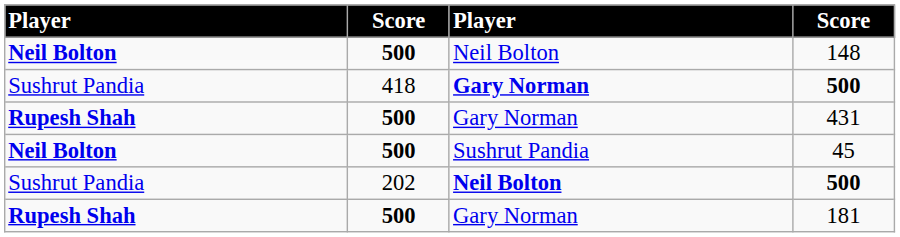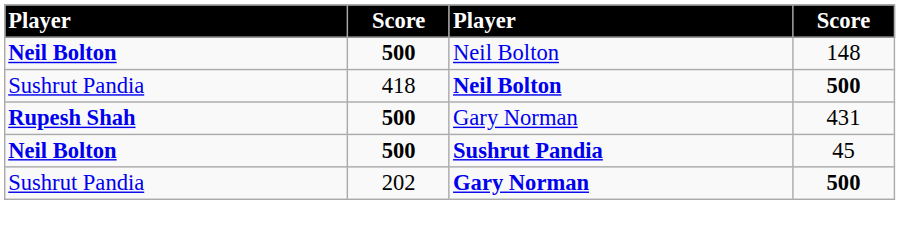(521, 85) Gary Norman -> (507, 85) Neil Bolton
(521, 150) normal -> (528, 150) bold
(507, 182) Neil Bolton -> (521, 182) Gary Norman
- row: (399, 215)
